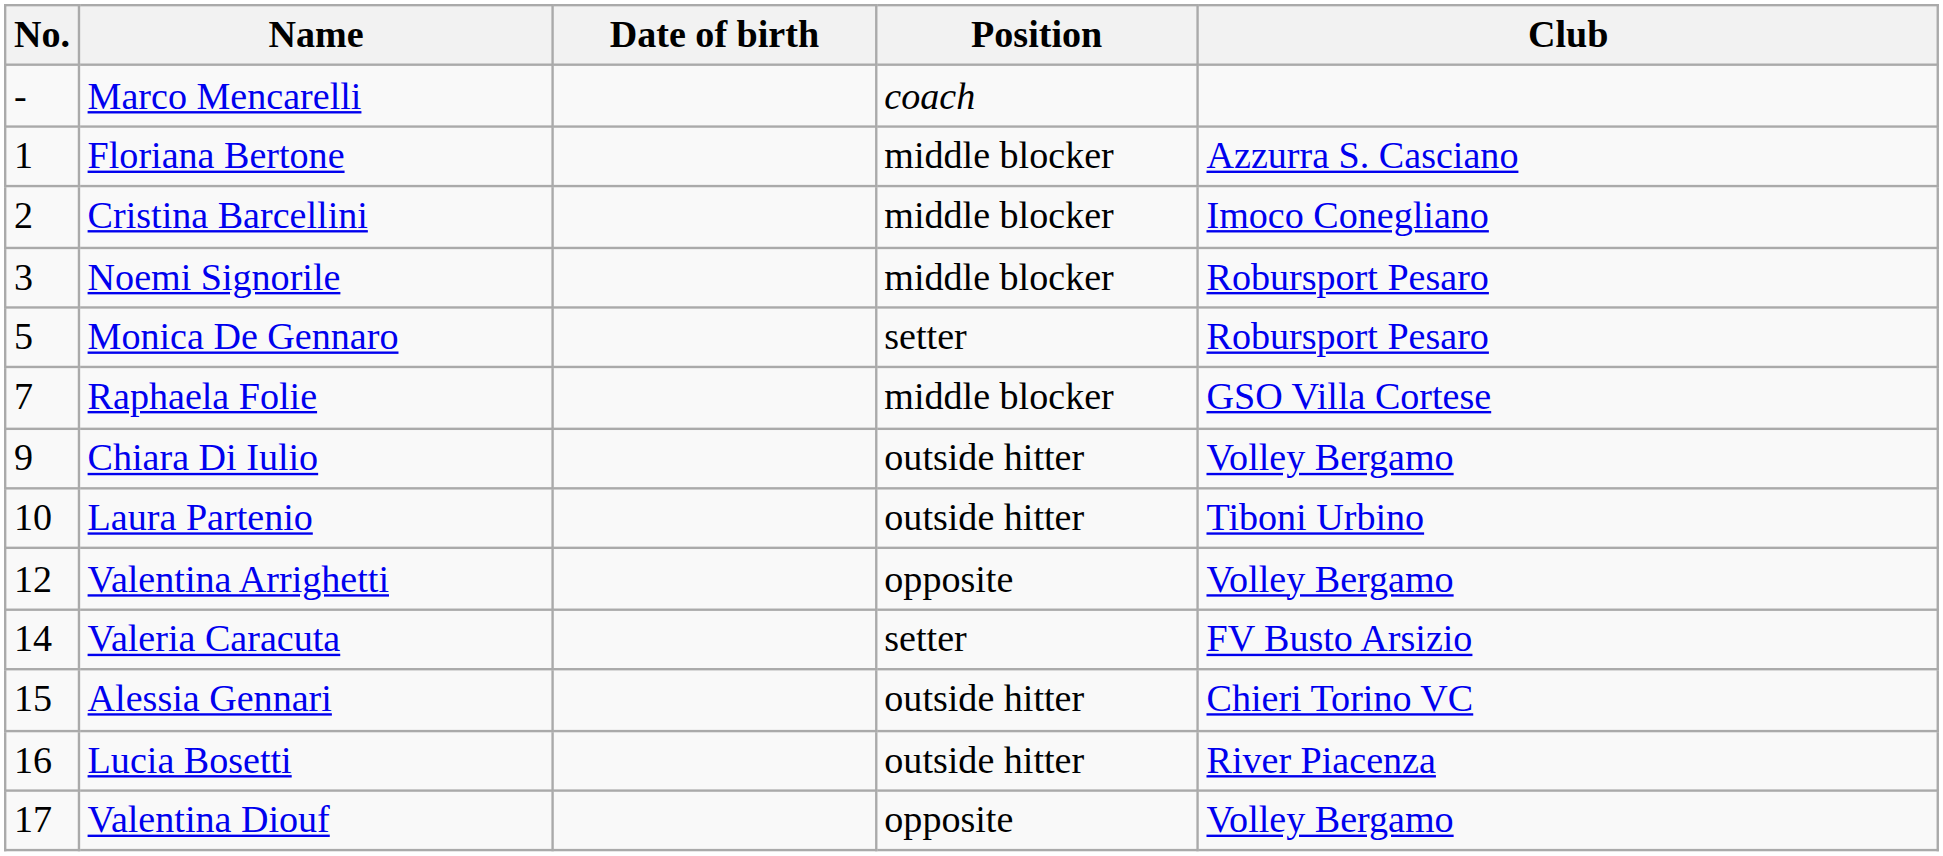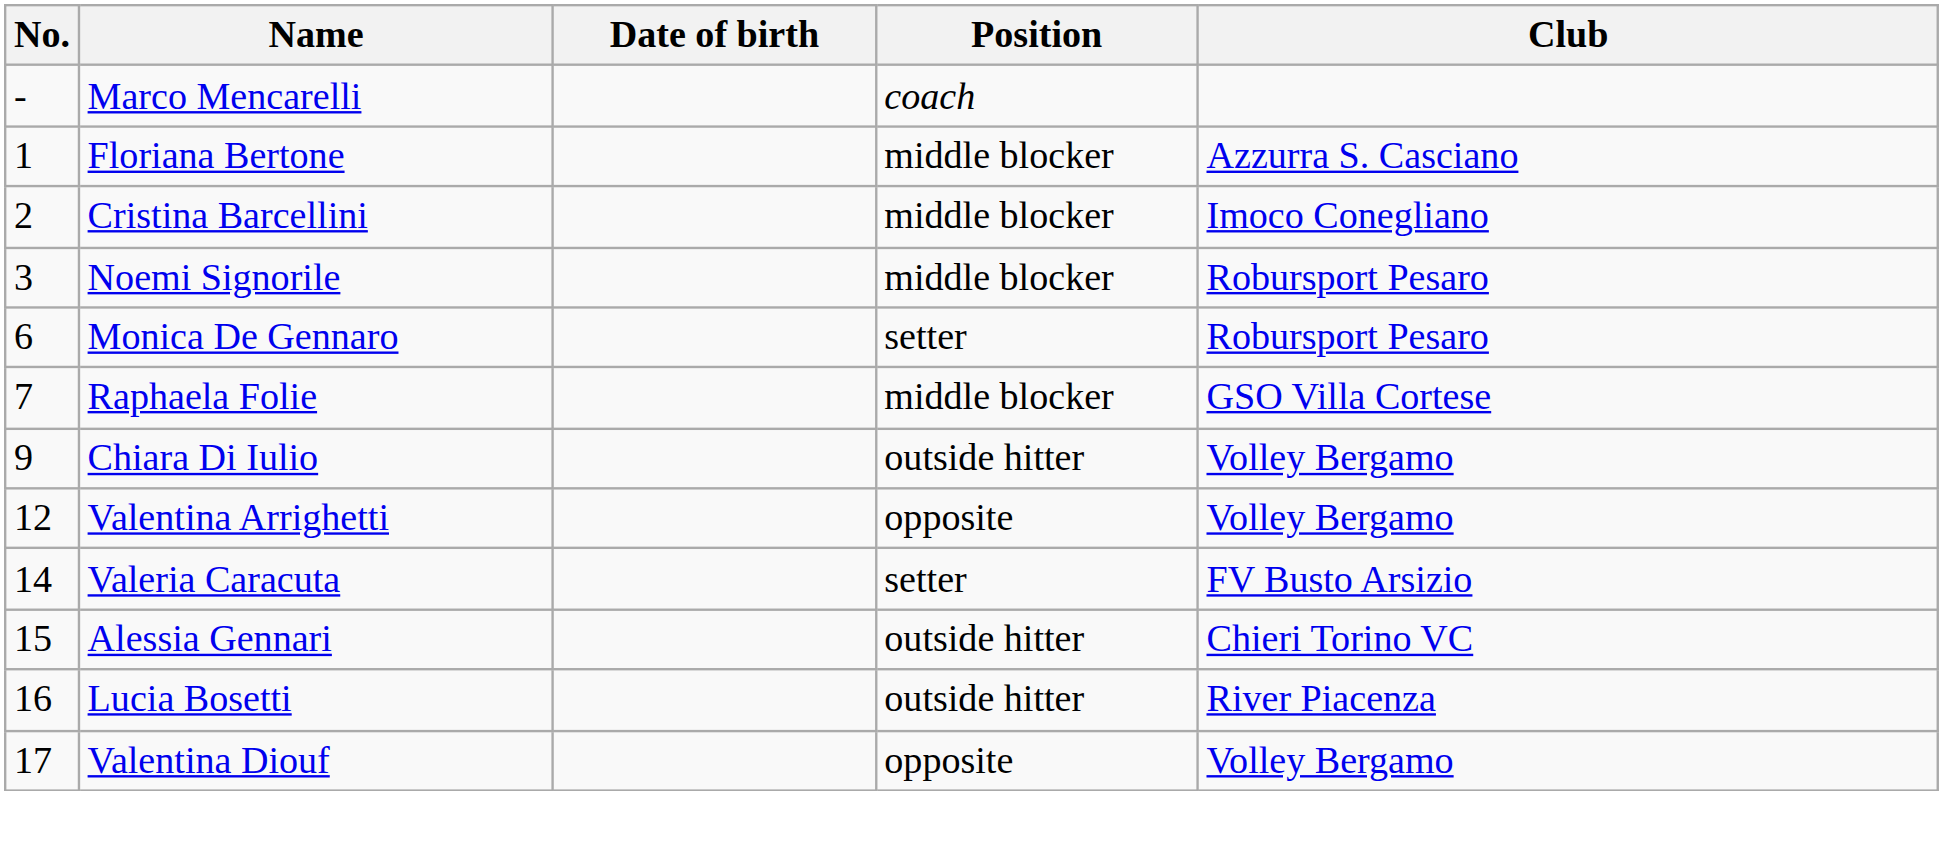(23, 336) 5 -> (23, 336) 6
- row: (200, 517)
